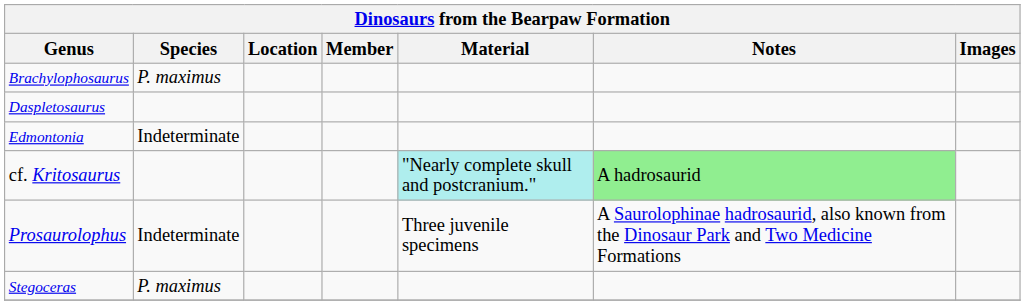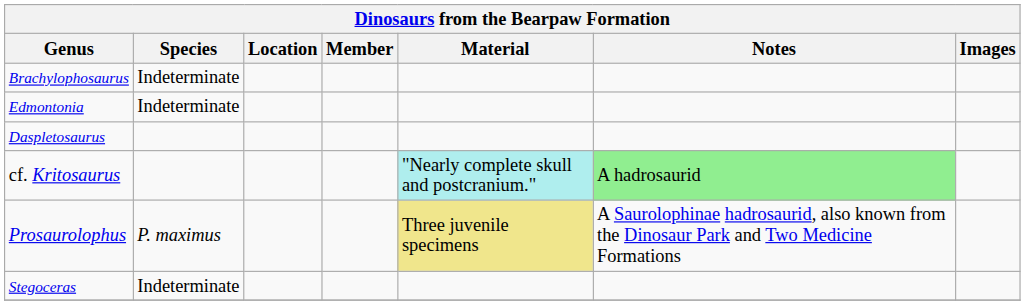(179, 77) P. maximus -> (188, 77) Indeterminate
rows swapped: (57, 107) <-> (46, 136)
(188, 235) Indeterminate -> (179, 235) P. maximus
(455, 235) no background -> (455, 235) khaki background
(179, 285) P. maximus -> (188, 285) Indeterminate
